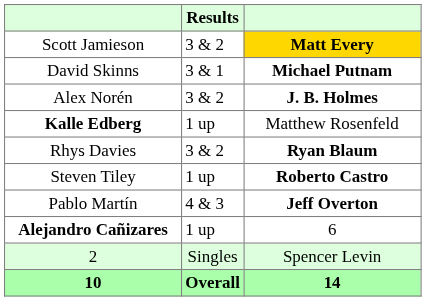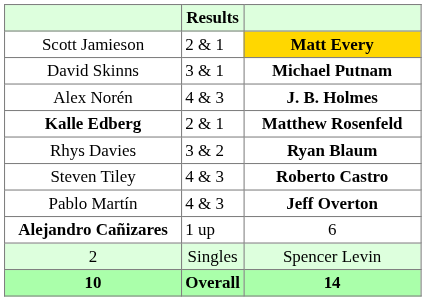(205, 44) 3 & 2 -> (205, 44) 2 & 1
(205, 97) 3 & 2 -> (205, 97) 4 & 3
(200, 123) 1 up -> (205, 123) 2 & 1
(332, 123) normal -> (332, 123) bold
(200, 176) 1 up -> (205, 176) 4 & 3
